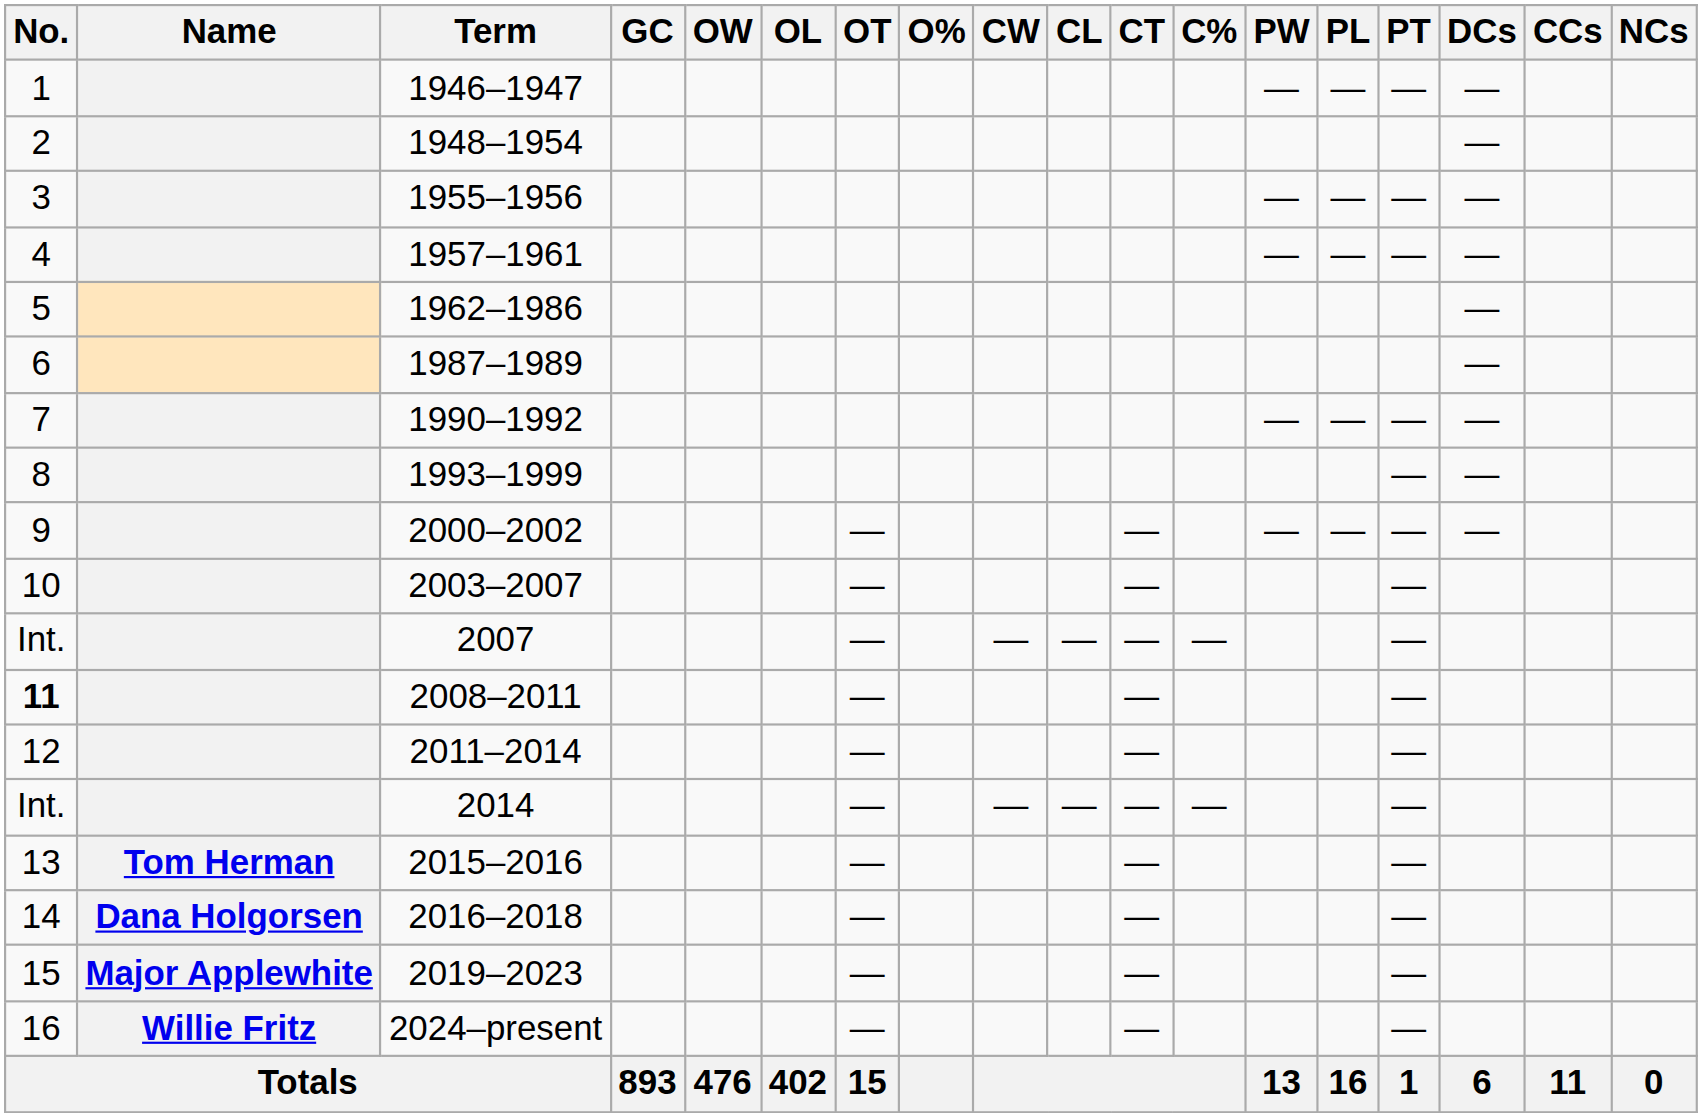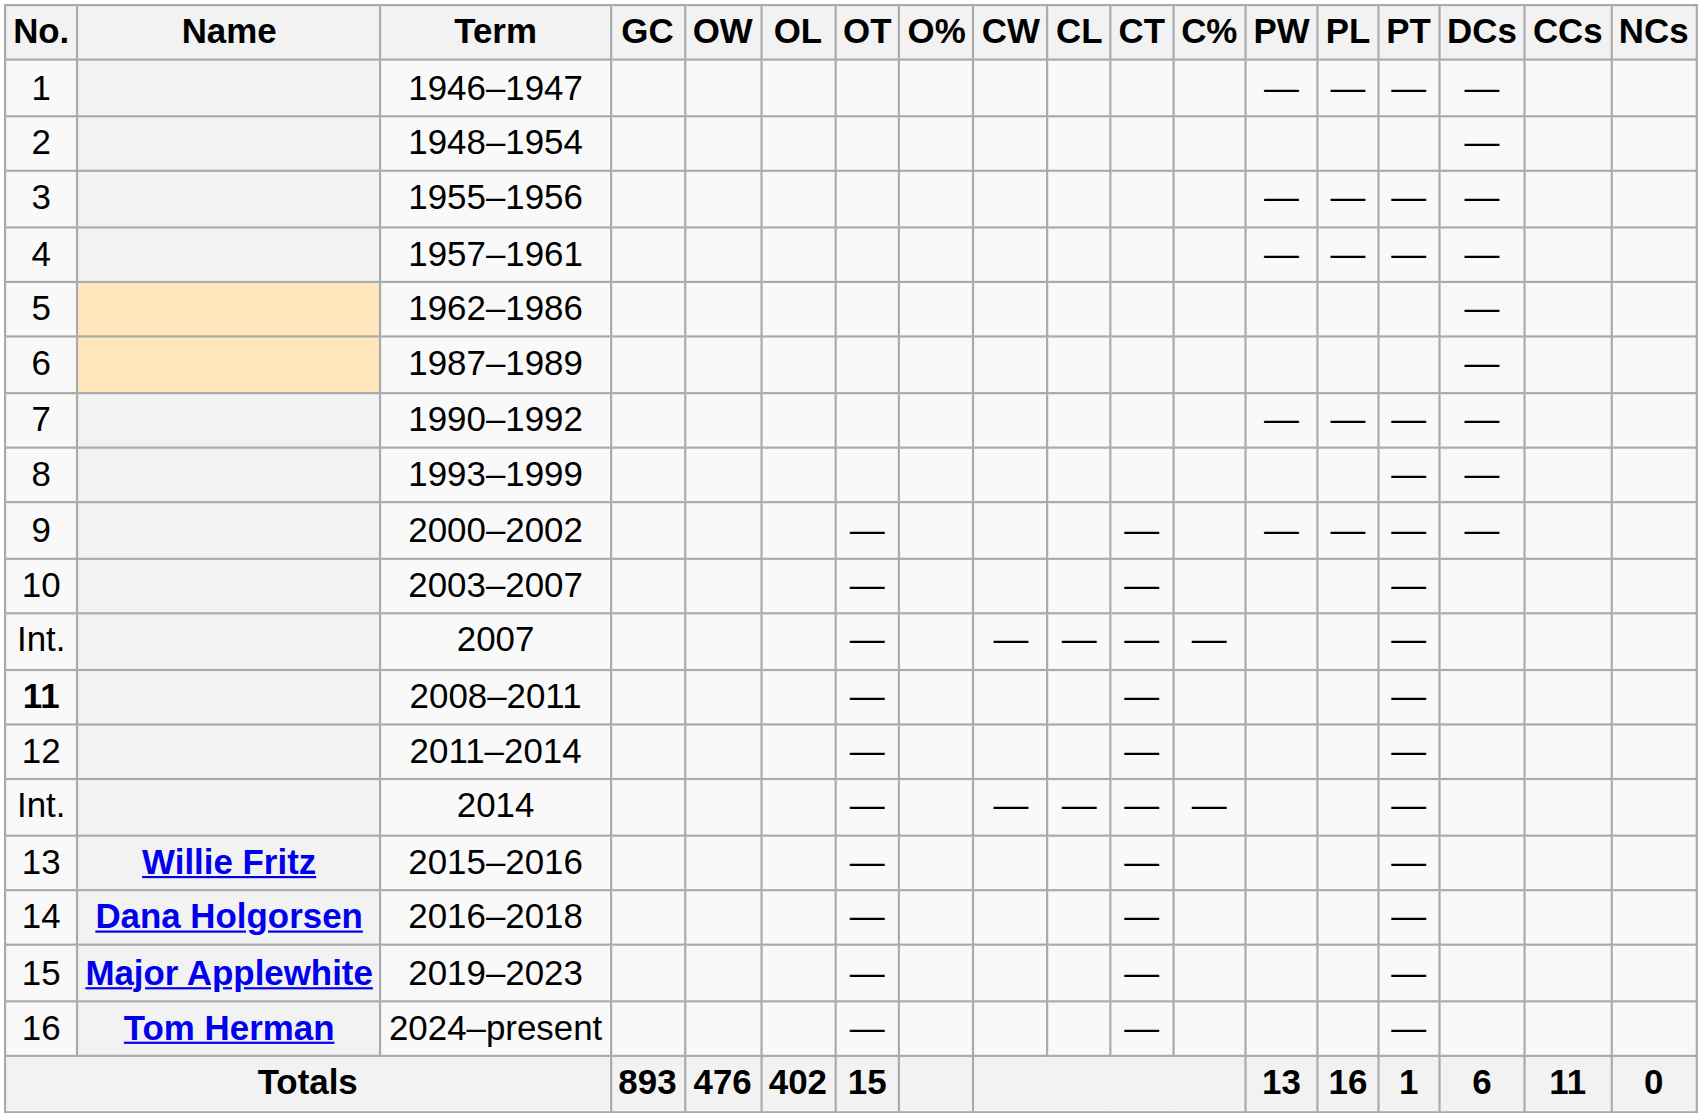(229, 861) Tom Herman -> (229, 861) Willie Fritz
(229, 1027) Willie Fritz -> (229, 1027) Tom Herman
